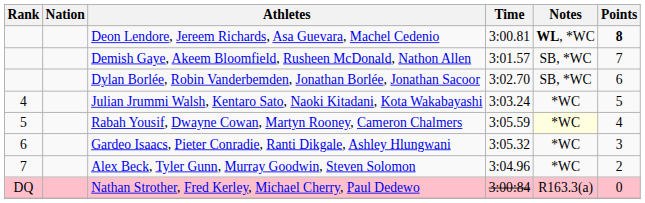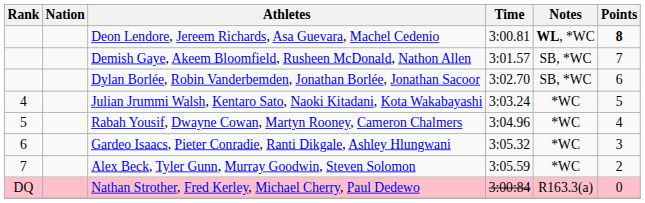(509, 123) 3:05.59 -> (509, 123) 3:04.96
(566, 123) lightyellow background -> (566, 123) no background
(509, 166) 3:04.96 -> (509, 166) 3:05.59
